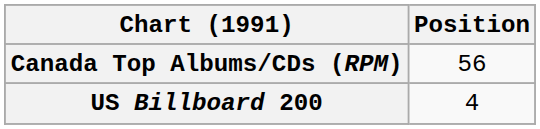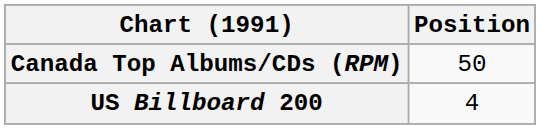(472, 64) 56 -> (472, 64) 50
